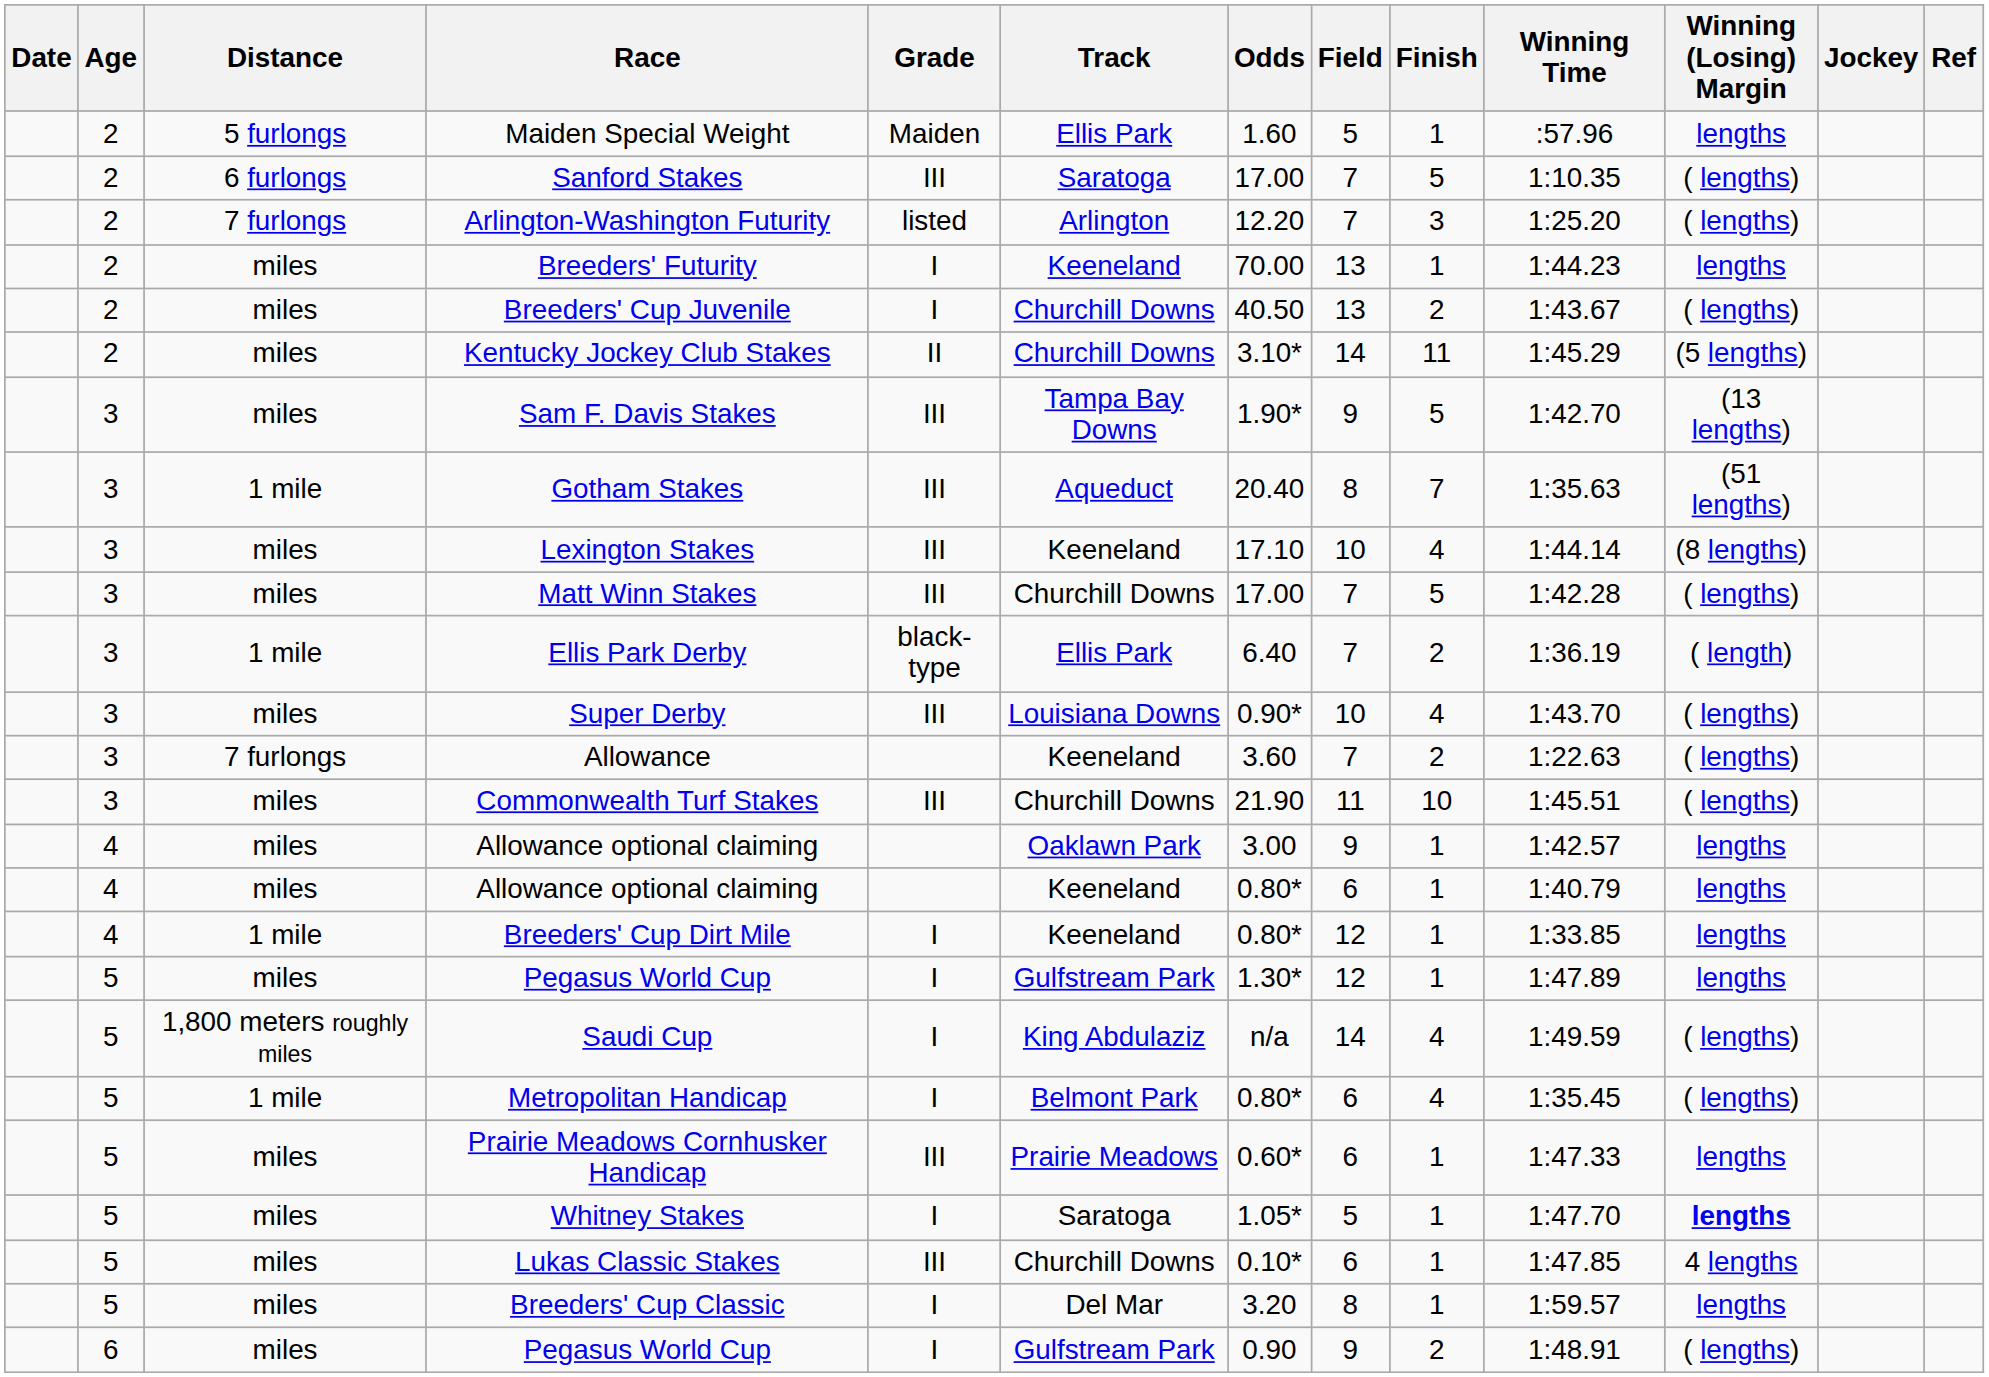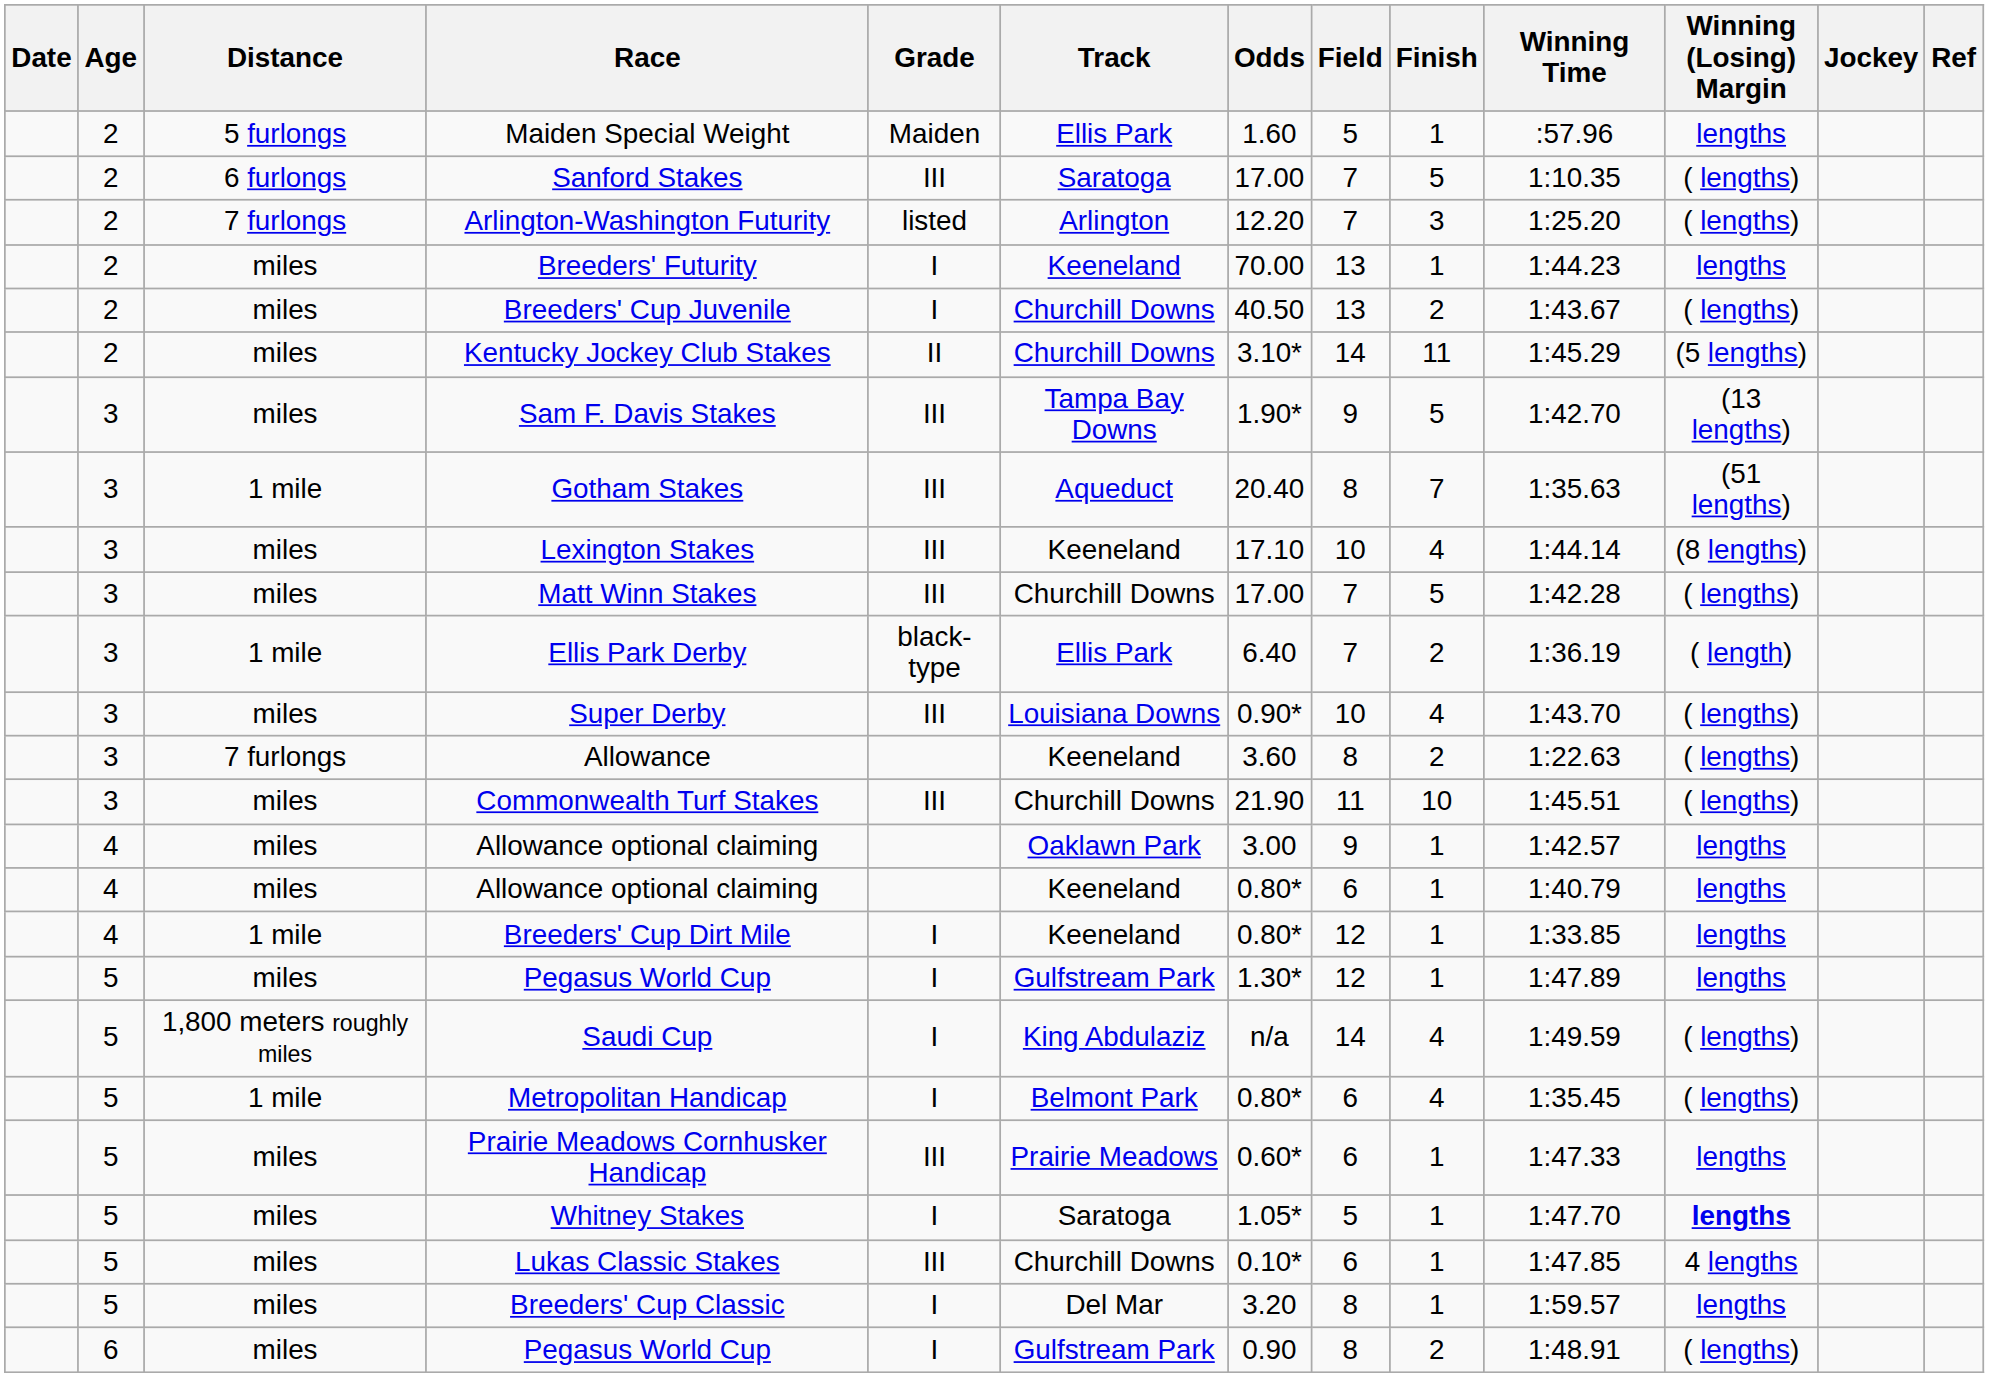(1350, 757) 7 -> (1350, 757) 8
(1350, 1349) 9 -> (1350, 1349) 8
